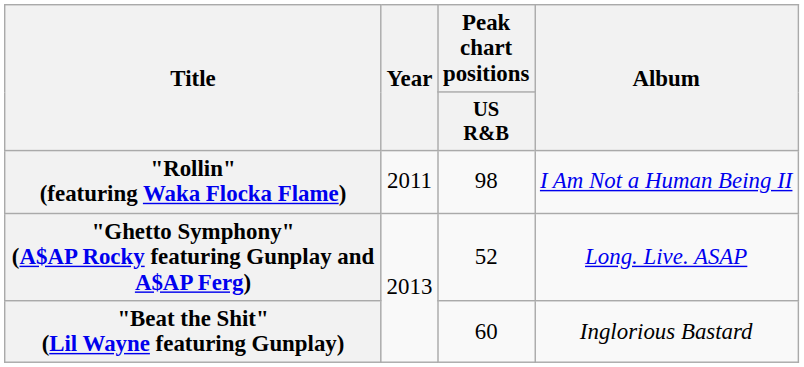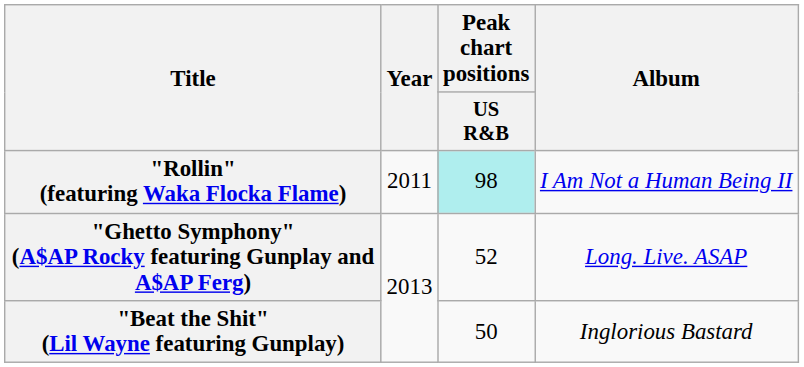(486, 181) no background -> (486, 181) paleturquoise background
(486, 331) 60 -> (486, 331) 50
